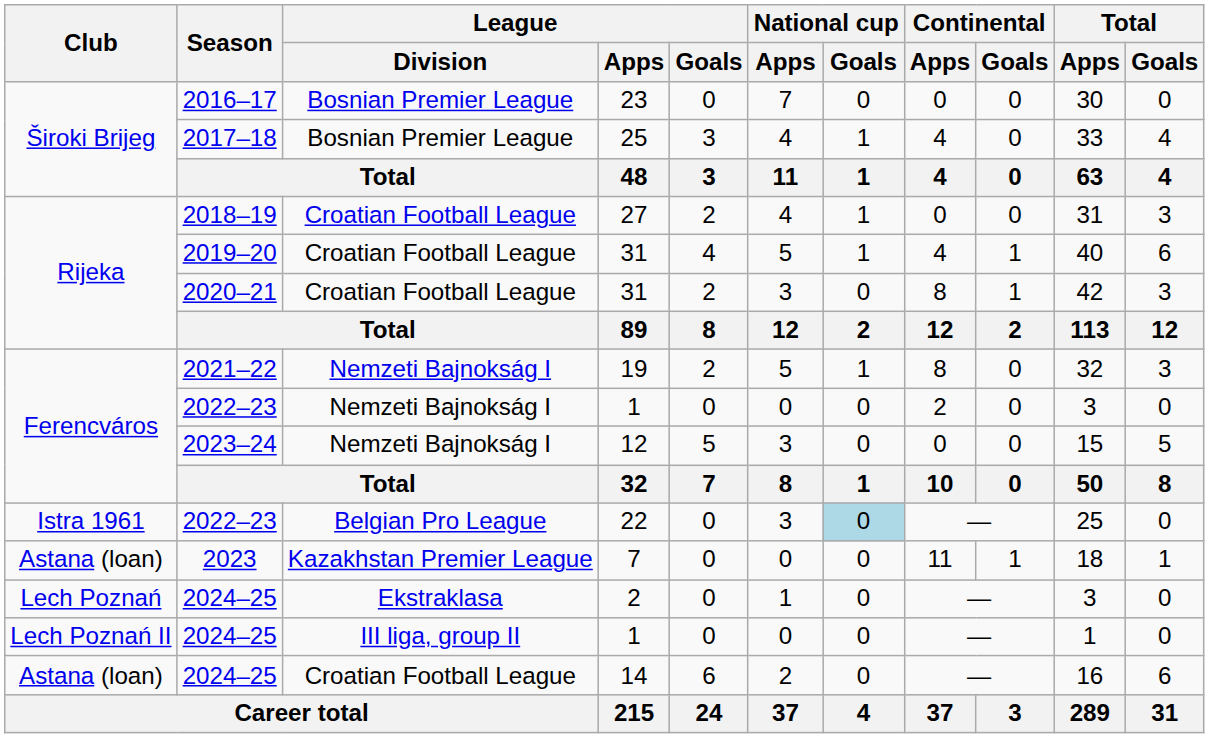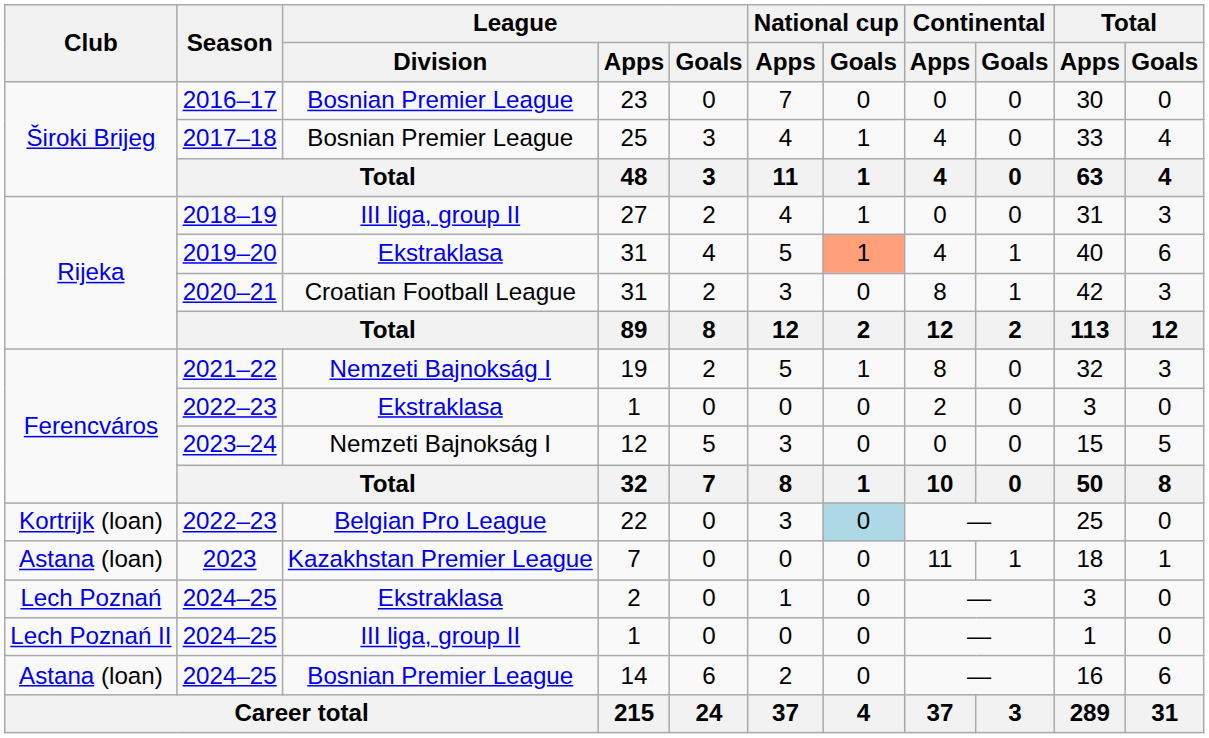(440, 215) Croatian Football League -> (440, 215) III liga, group II
(440, 253) Croatian Football League -> (440, 253) Ekstraklasa
(863, 253) no background -> (863, 253) lightsalmon background
(440, 406) Nemzeti Bajnokság I -> (440, 406) Ekstraklasa
(91, 521) Istra 1961 -> (91, 521) Kortrijk (loan)
(440, 675) Croatian Football League -> (440, 675) Bosnian Premier League
